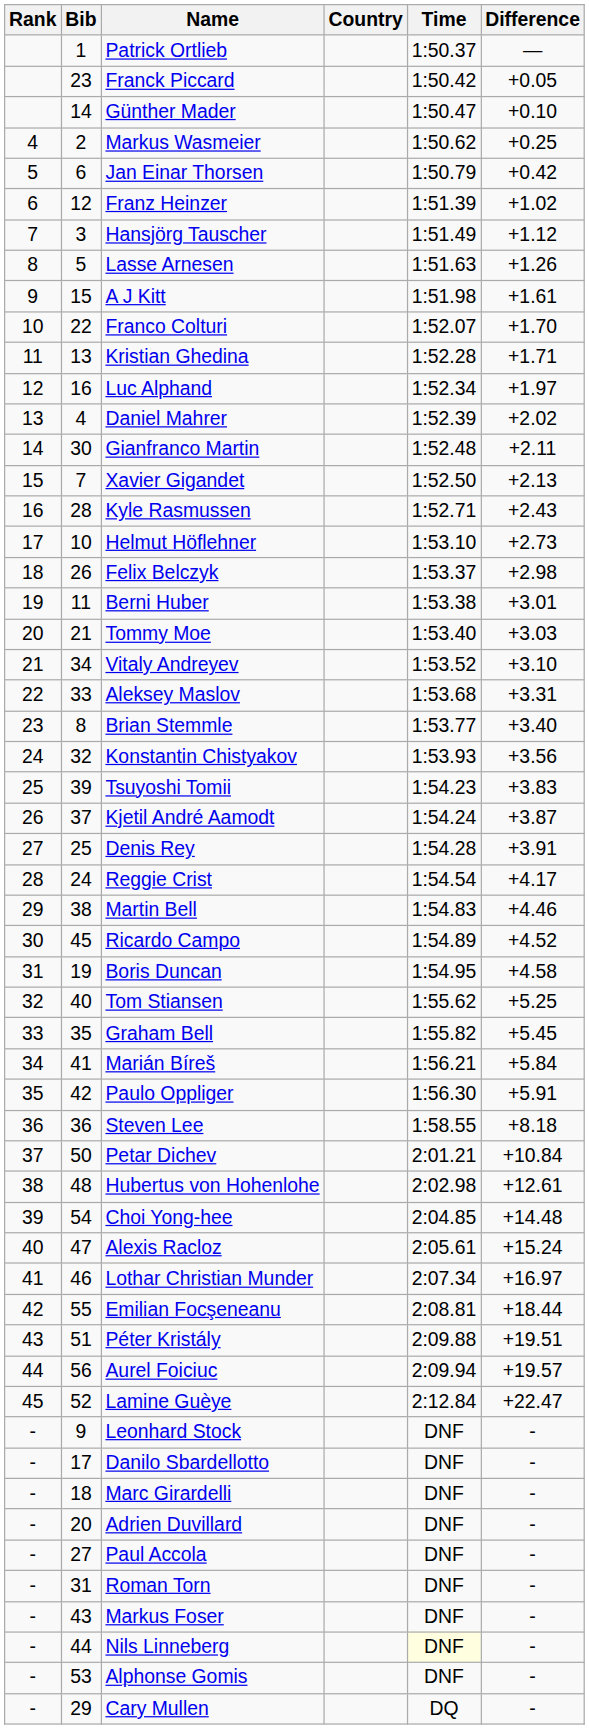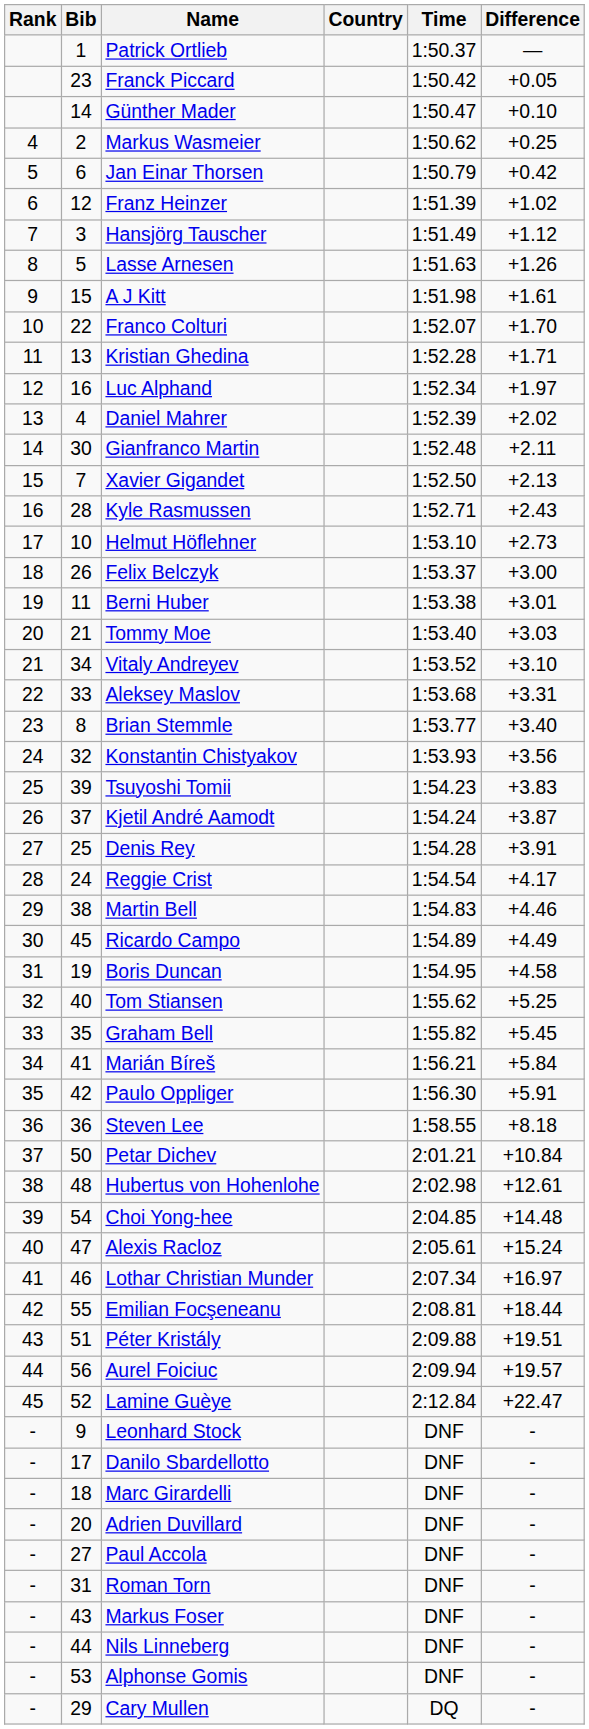(533, 572) +2.98 -> (533, 572) +3.00
(533, 940) +4.52 -> (533, 940) +4.49
(444, 1647) lightyellow background -> (444, 1647) no background
